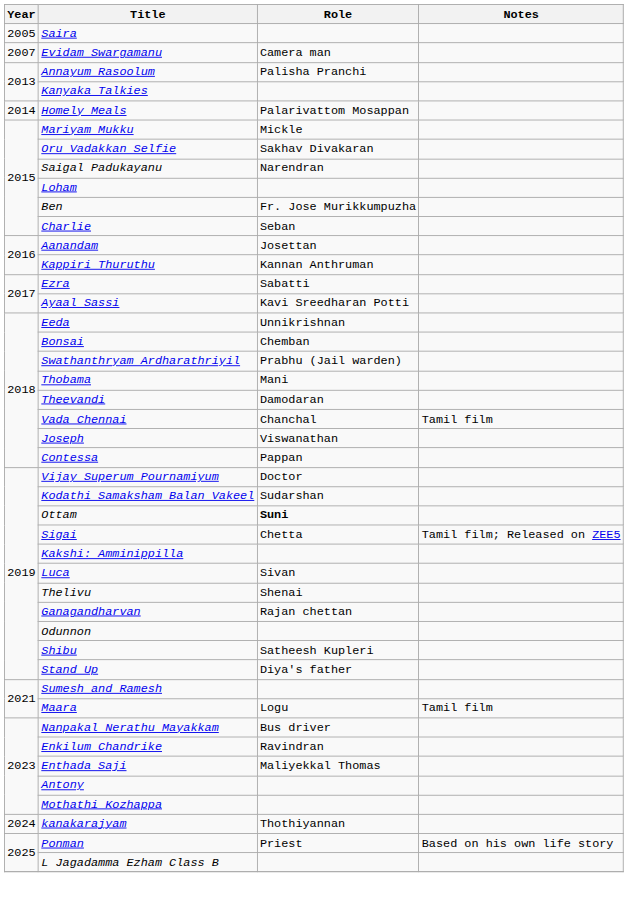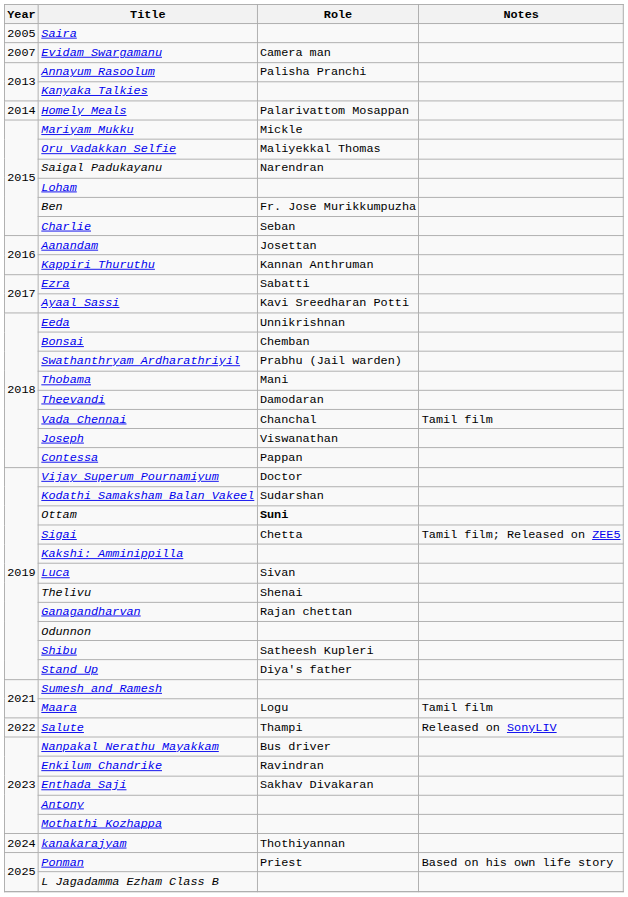(317, 149) Sakhav Divakaran -> (320, 149) Maliyekkal Thomas
+ row: (63, 727)
(320, 766) Maliyekkal Thomas -> (317, 785) Sakhav Divakaran
